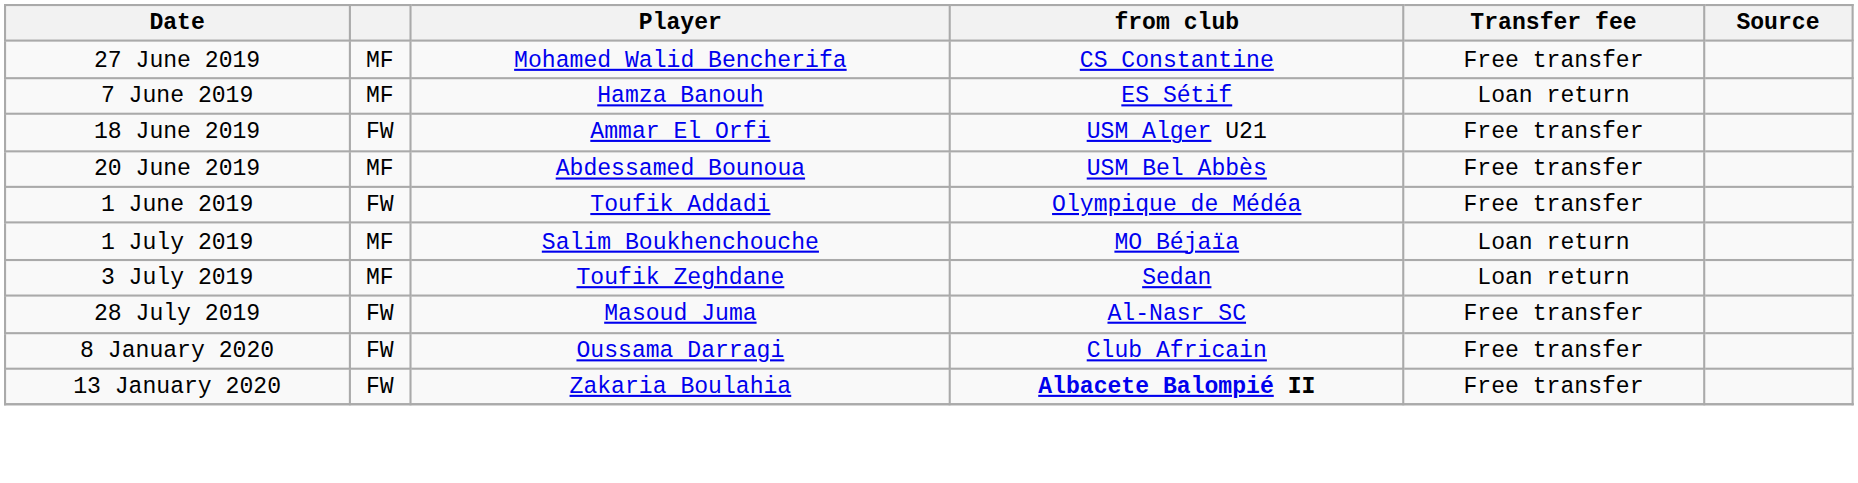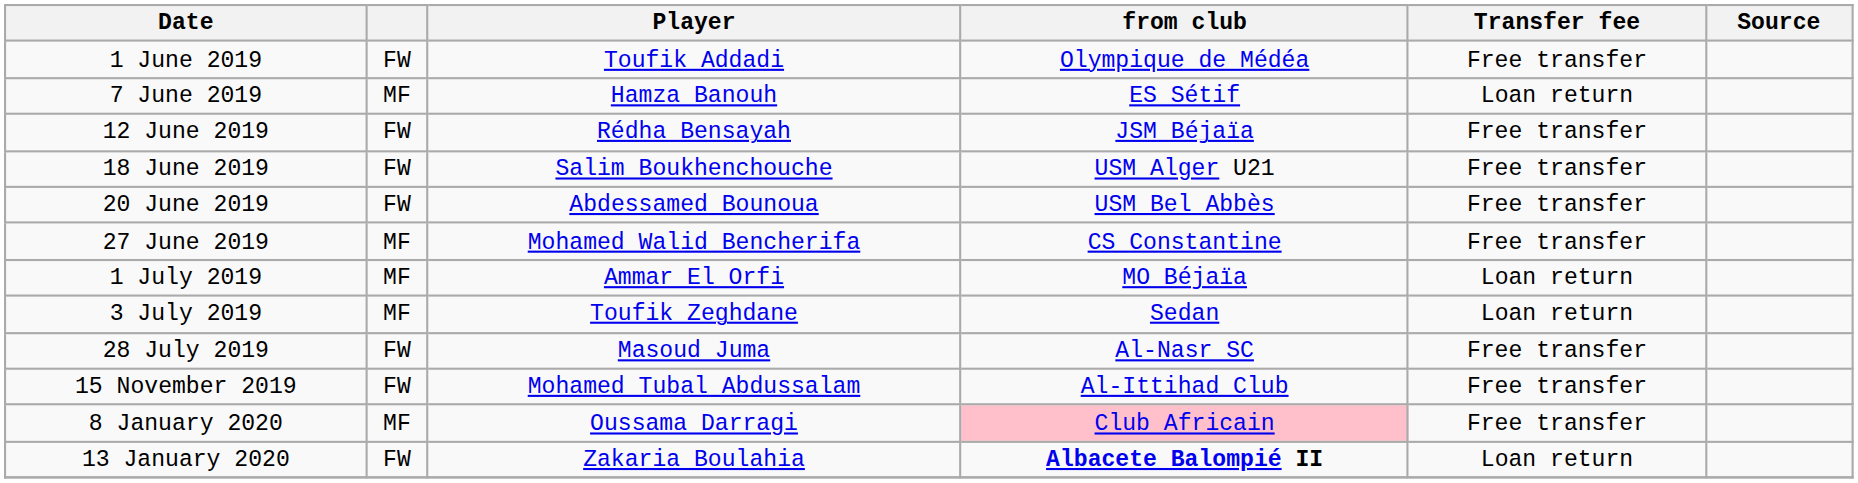rows swapped: (177, 205) <-> (177, 60)
+ row: (186, 132)
(680, 132) Ammar El Orfi -> (694, 169) Salim Boukhenchouche
(380, 169) MF -> (397, 205) FW
(680, 242) Salim Boukhenchouche -> (694, 278) Ammar El Orfi
+ row: (186, 387)
(380, 351) FW -> (397, 423) MF
(1177, 351) no background -> (1185, 423) pink background
(1554, 387) Free transfer -> (1557, 460) Loan return
